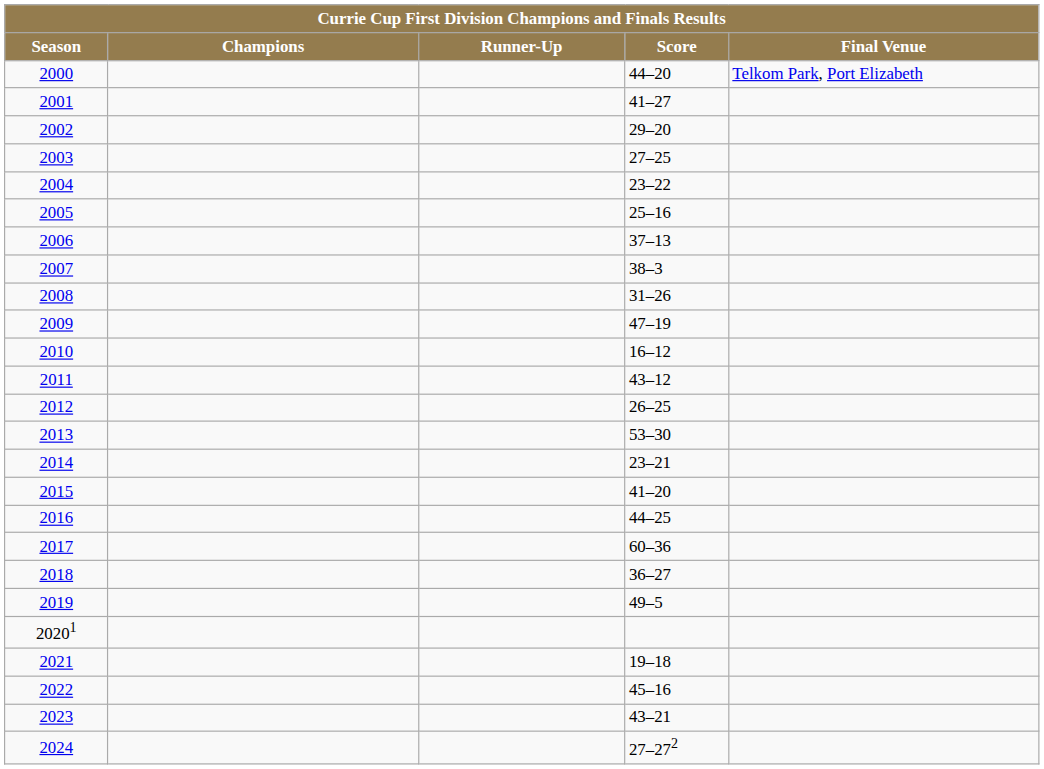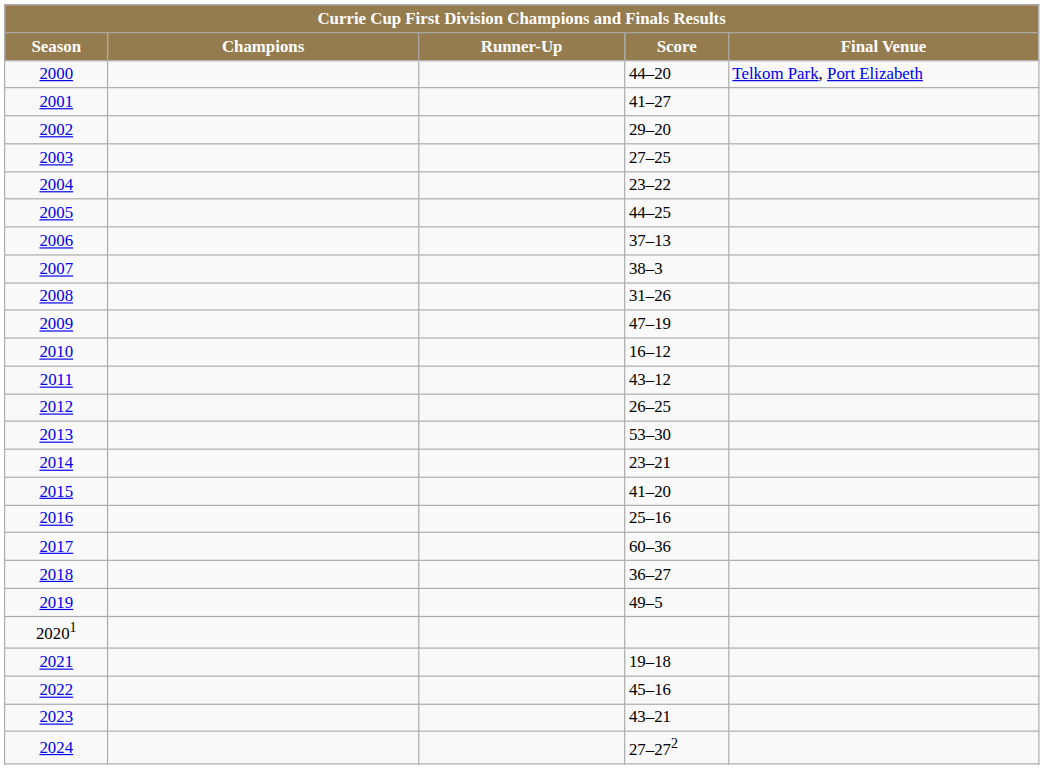(650, 213) 25–16 -> (650, 213) 44–25
(650, 518) 44–25 -> (650, 518) 25–16
